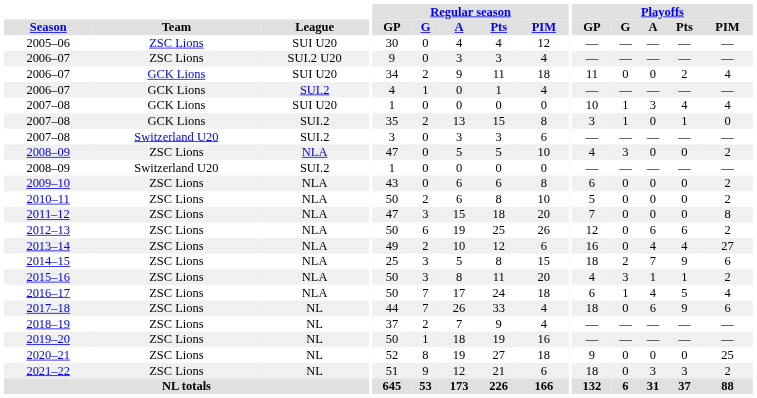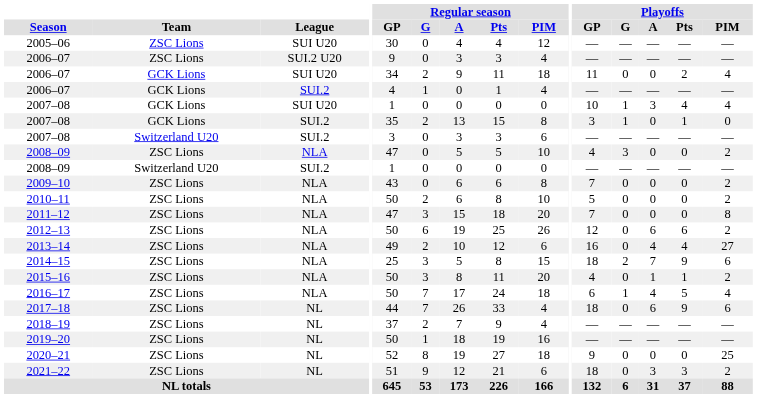(592, 183) 6 -> (592, 183) 7
(625, 277) 3 -> (625, 277) 0
